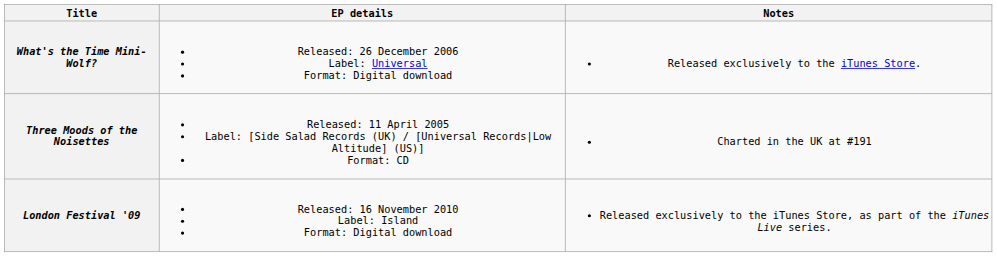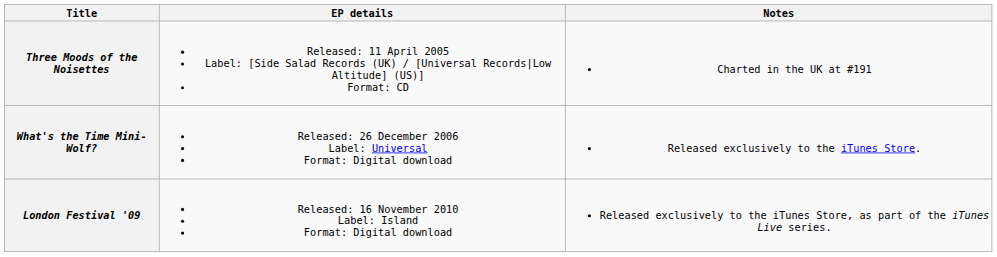rows swapped: (82, 136) <-> (82, 58)
